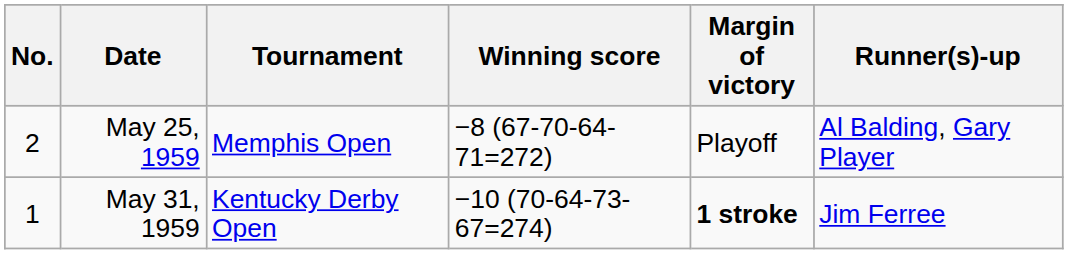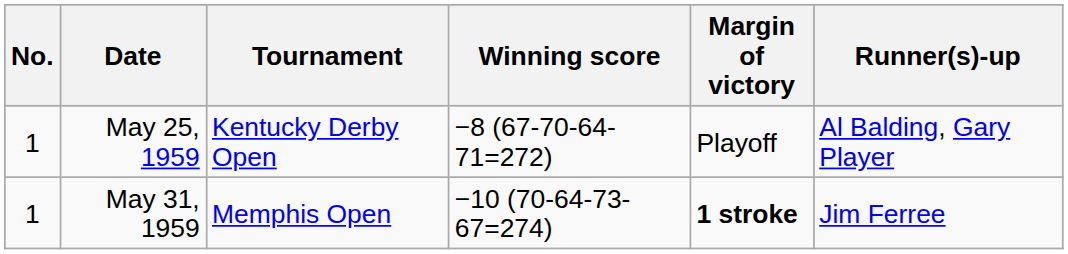(32, 142) 2 -> (32, 142) 1
(302, 142) Memphis Open -> (305, 142) Kentucky Derby Open
(305, 213) Kentucky Derby Open -> (302, 213) Memphis Open
